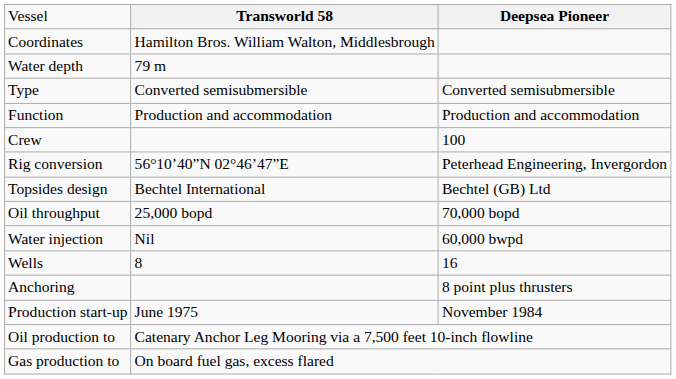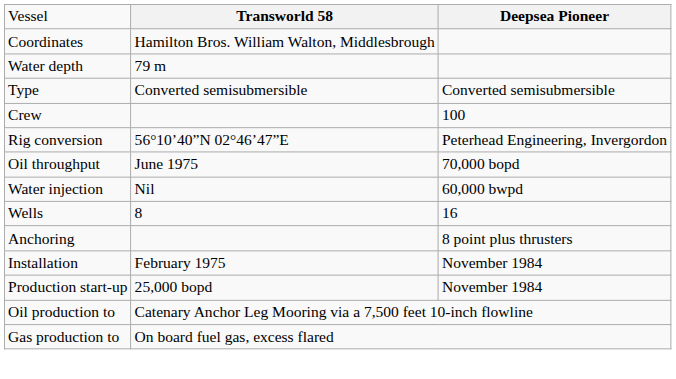- row: (36, 115)
- row: (58, 189)
(173, 213) 25,000 bopd -> (166, 164) June 1975
+ row: (43, 262)
(166, 312) June 1975 -> (173, 287) 25,000 bopd
